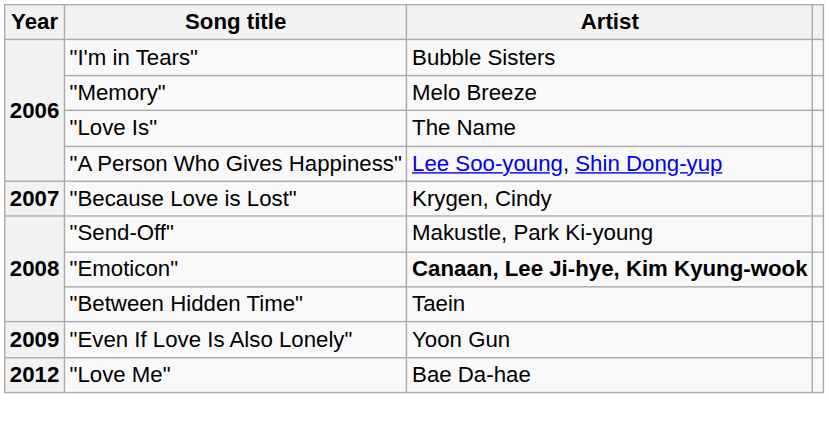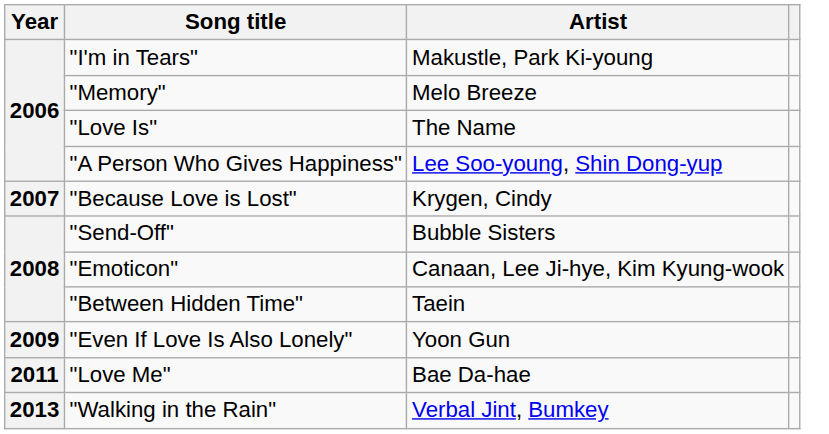(484, 57) Bubble Sisters -> (533, 57) Makustle, Park Ki-young
(533, 233) Makustle, Park Ki-young -> (484, 233) Bubble Sisters
(610, 269) bold -> (598, 269) normal
(35, 374) 2012 -> (35, 374) 2011
+ row: (173, 410)
